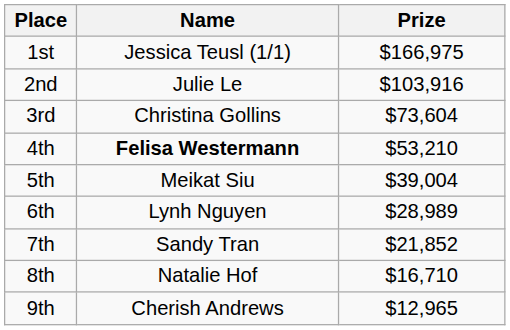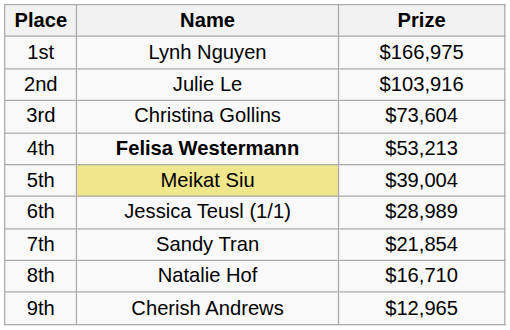(208, 52) Jessica Teusl (1/1) -> (208, 52) Lynh Nguyen
(422, 148) $53,210 -> (422, 148) $53,213
(208, 180) no background -> (208, 180) khaki background
(208, 212) Lynh Nguyen -> (208, 212) Jessica Teusl (1/1)
(422, 244) $21,852 -> (422, 244) $21,854
